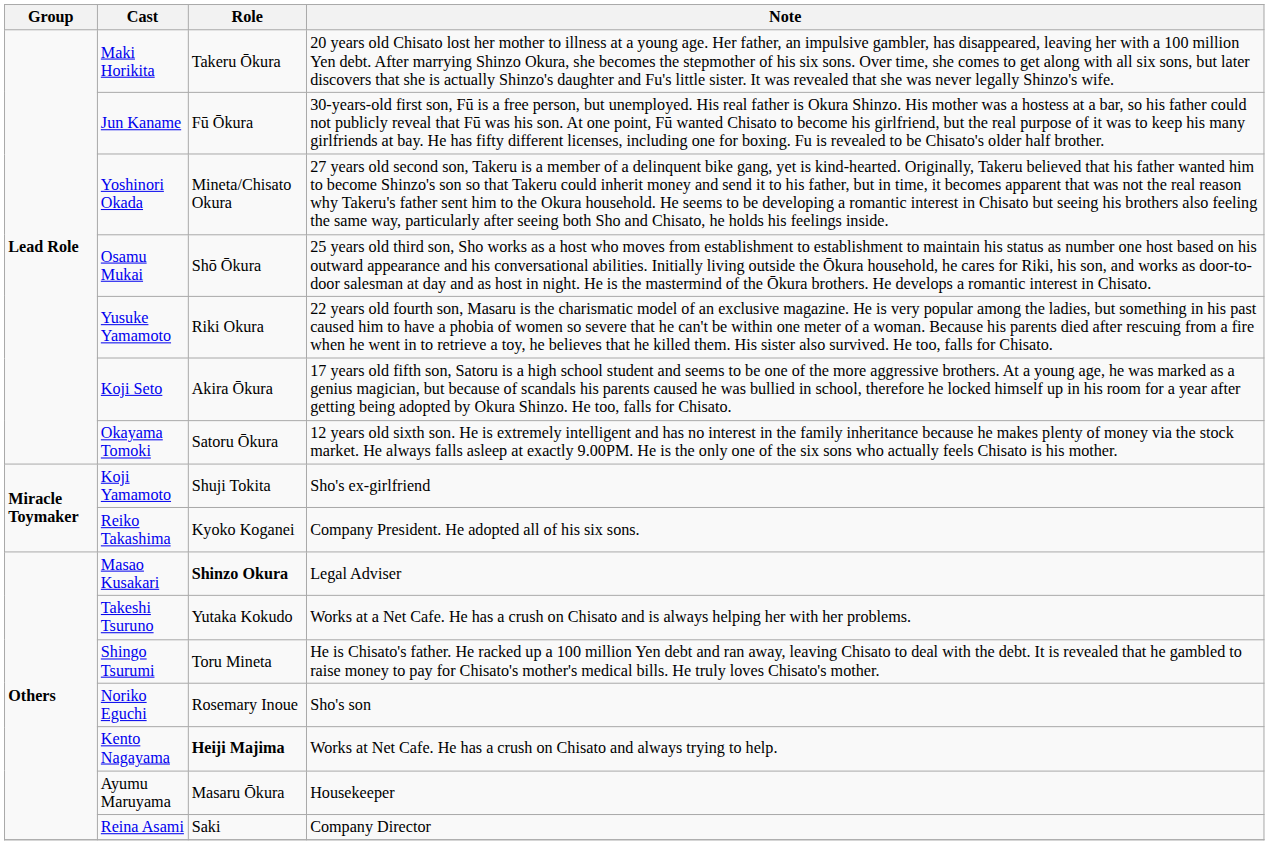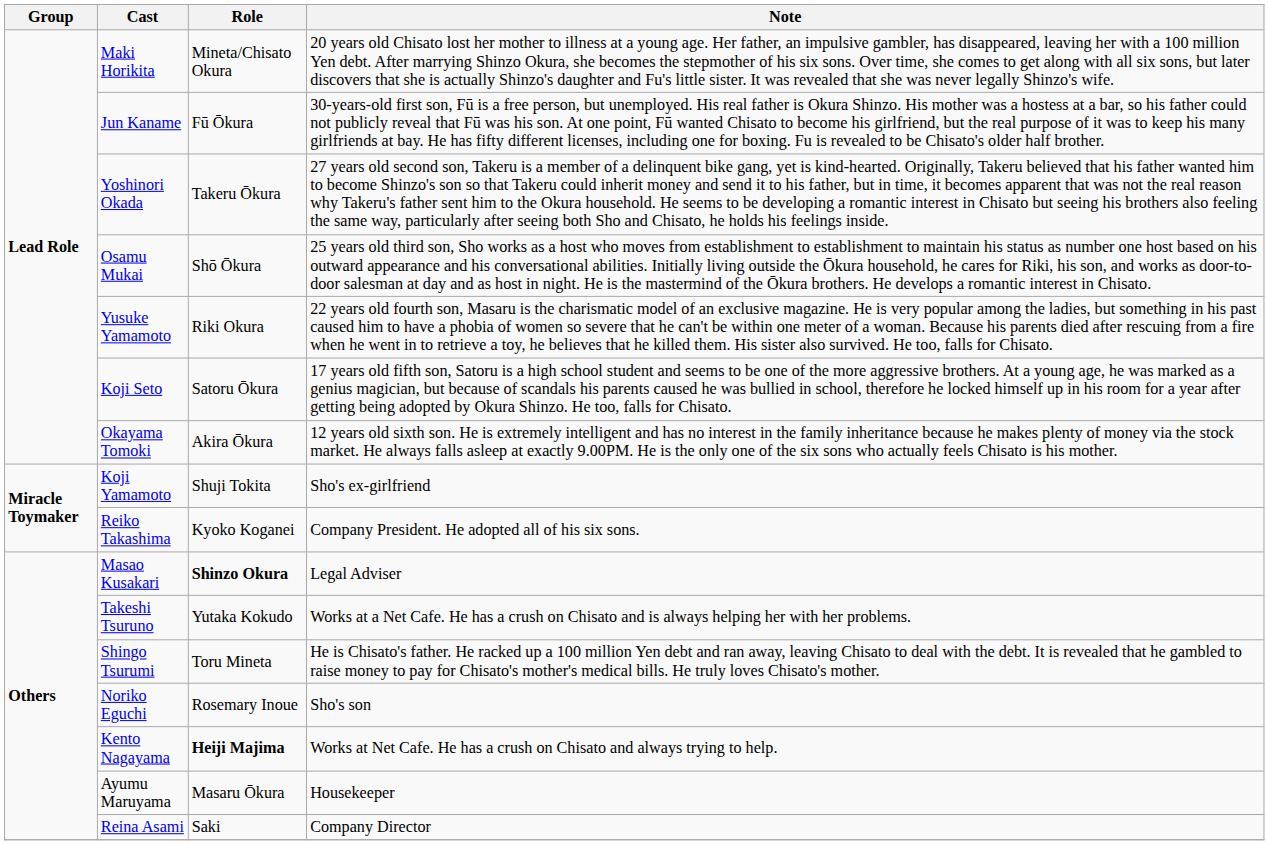(236, 61) Takeru Ōkura -> (241, 61) Mineta/Chisato Okura
(241, 194) Mineta/Chisato Okura -> (236, 194) Takeru Ōkura
(232, 389) Akira Ōkura -> (235, 389) Satoru Ōkura
(235, 442) Satoru Ōkura -> (232, 442) Akira Ōkura
